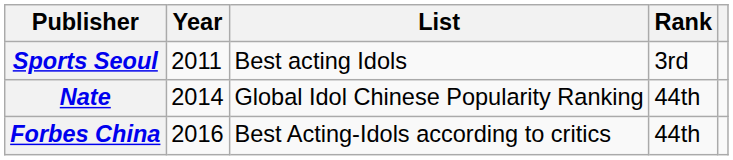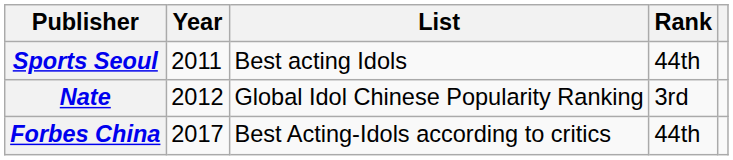(672, 60) 3rd -> (677, 60) 44th
(197, 97) 2014 -> (197, 97) 2012
(677, 97) 44th -> (672, 97) 3rd
(197, 135) 2016 -> (197, 135) 2017
